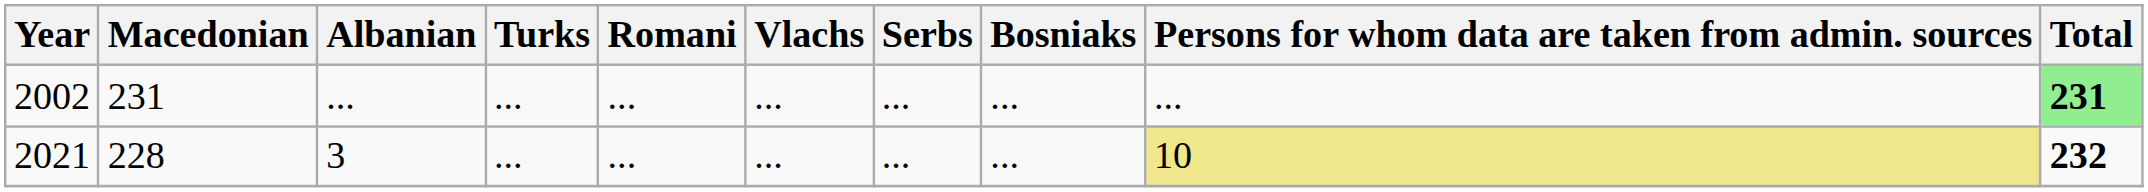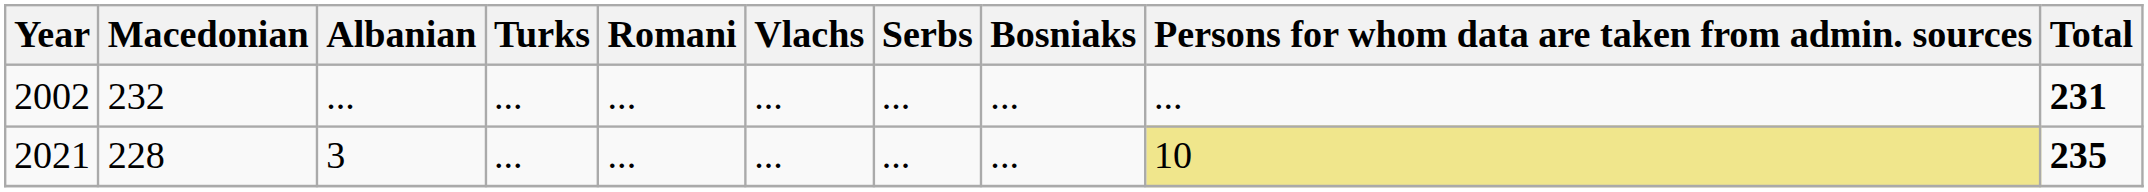(136, 95) 231 -> (136, 95) 232
(2078, 95) lightgreen background -> (2078, 95) no background
(2078, 155) 232 -> (2078, 155) 235
